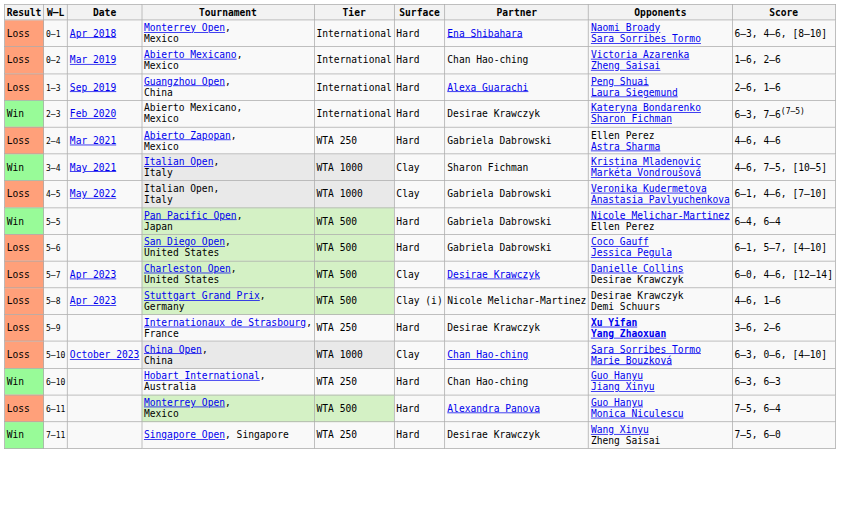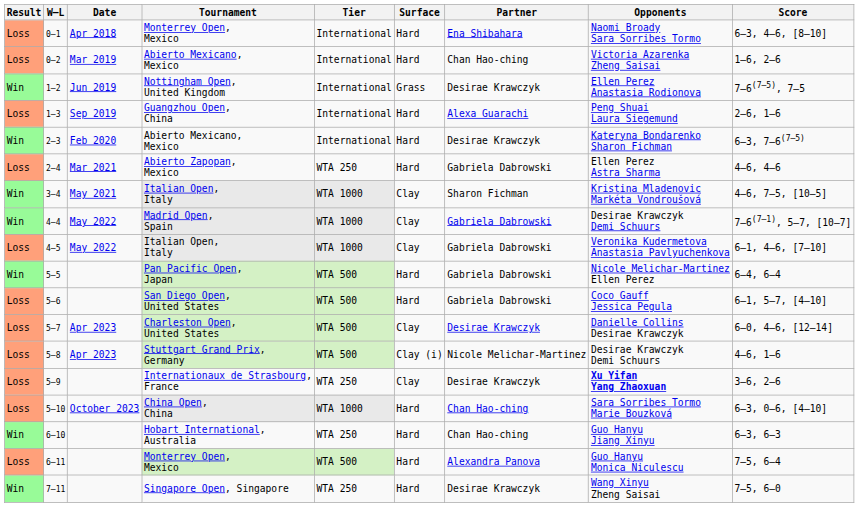+ row: (53, 88)
+ row: (53, 222)
(408, 328) Hard -> (408, 382) Clay
(408, 355) Clay -> (408, 408) Hard
